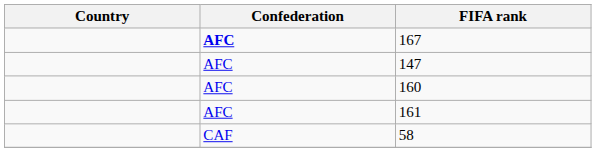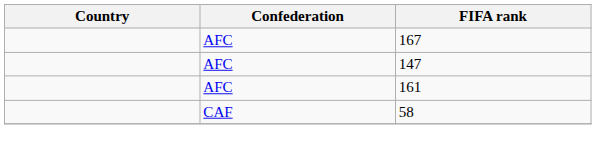(219, 40) bold -> (218, 40) normal
- row: (410, 87)
